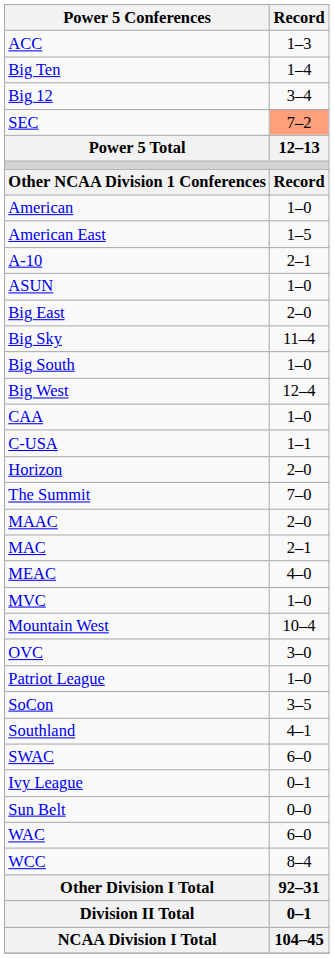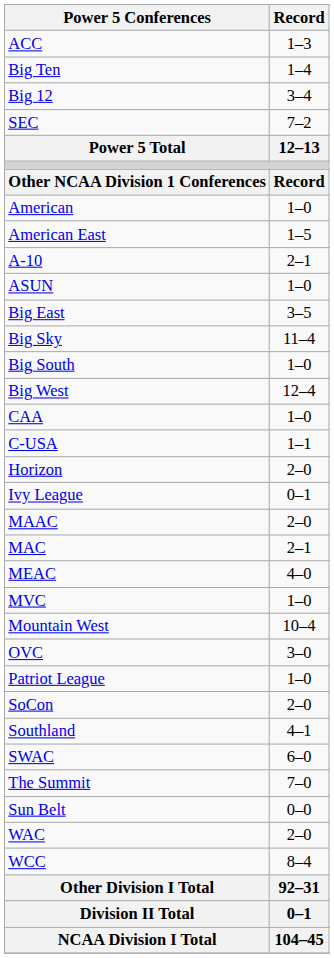(299, 122) lightsalmon background -> (299, 122) no background
(299, 312) 2–0 -> (299, 312) 3–5
rows swapped: (46, 783) <-> (49, 495)
(299, 704) 3–5 -> (299, 704) 2–0
(299, 835) 6–0 -> (299, 835) 2–0
